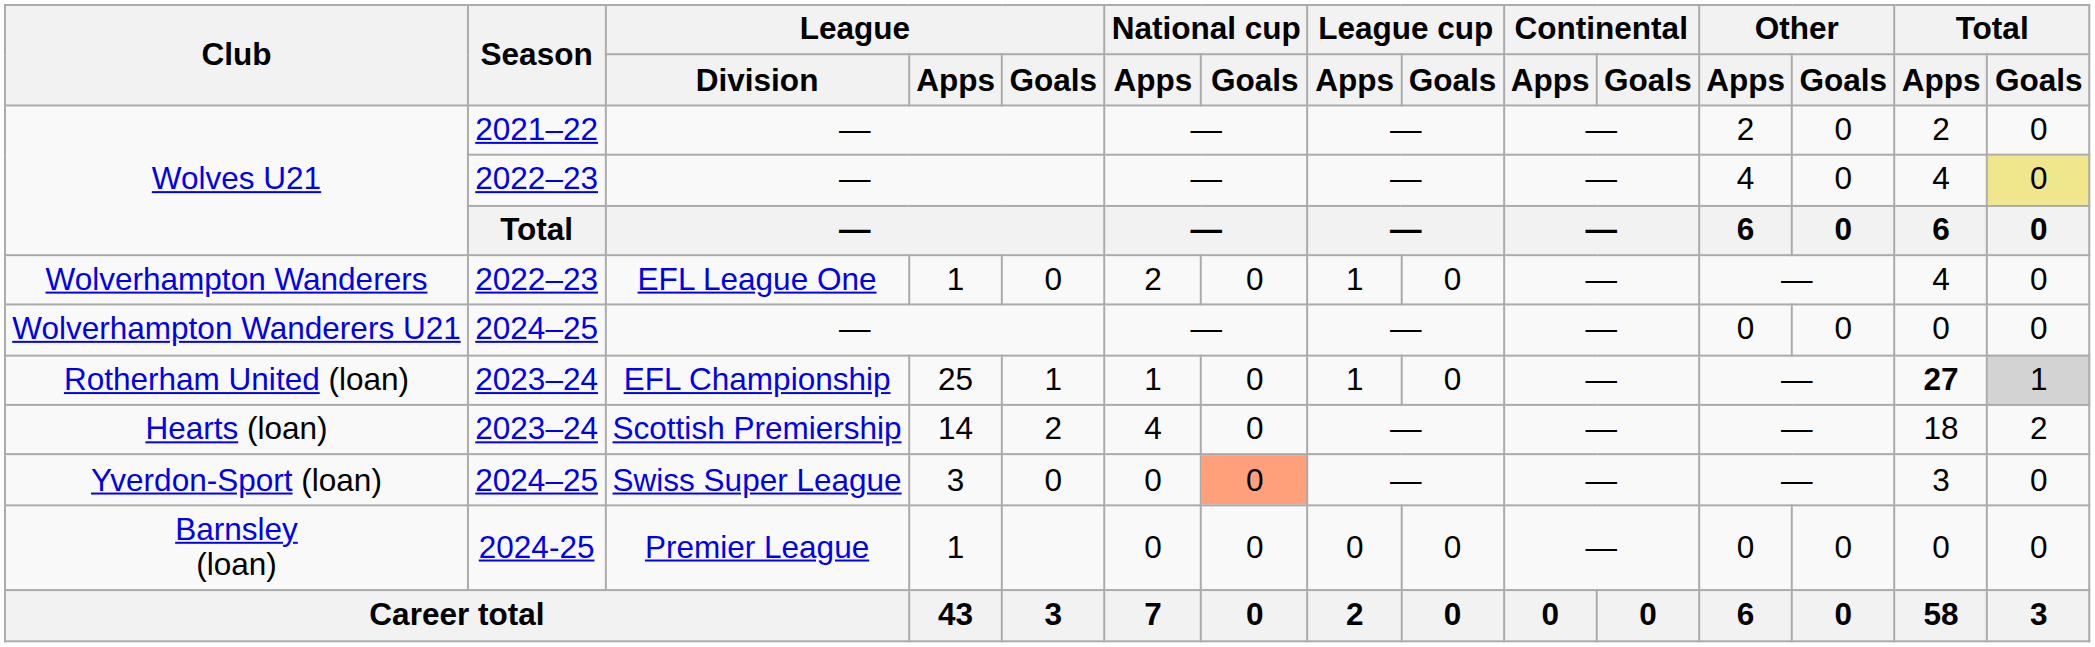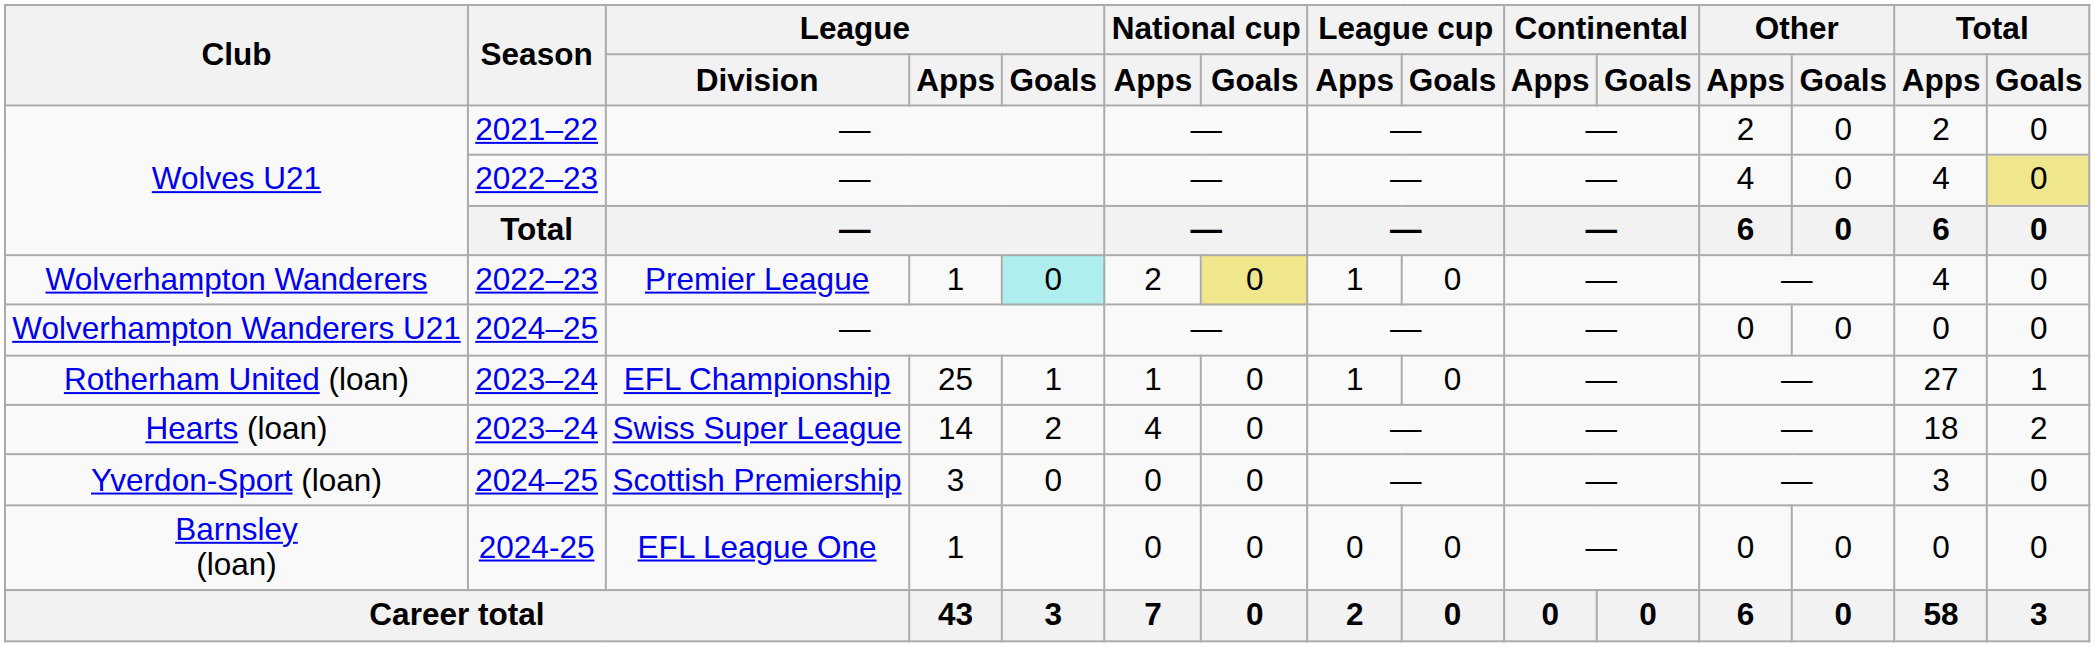(757, 279) EFL League One -> (757, 279) Premier League
(1053, 279) no background -> (1053, 279) paleturquoise background
(1255, 279) no background -> (1255, 279) khaki background
(1941, 379) bold -> (1941, 379) normal
(2039, 379) lightgrey background -> (2039, 379) no background
(757, 429) Scottish Premiership -> (757, 429) Swiss Super League
(757, 479) Swiss Super League -> (757, 479) Scottish Premiership
(1255, 479) lightsalmon background -> (1255, 479) no background
(757, 547) Premier League -> (757, 547) EFL League One
